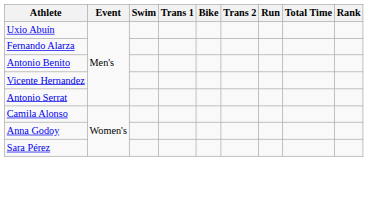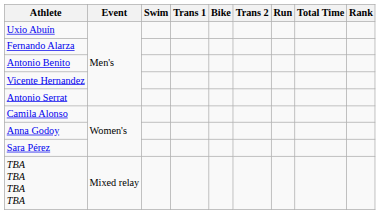+ row: (16, 183)
